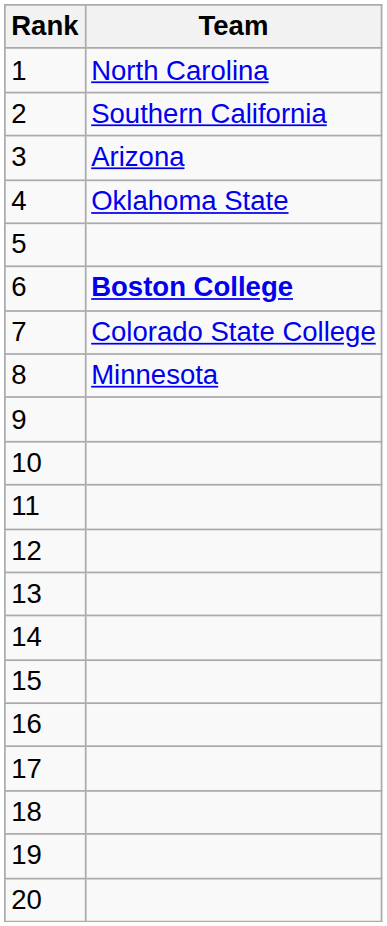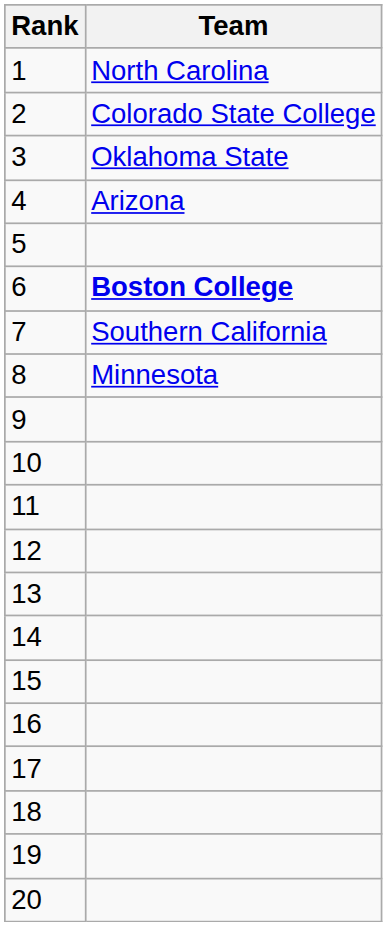(209, 113) Southern California -> (233, 113) Colorado State College
(138, 157) Arizona -> (190, 157) Oklahoma State
(190, 200) Oklahoma State -> (138, 200) Arizona
(233, 331) Colorado State College -> (209, 331) Southern California
